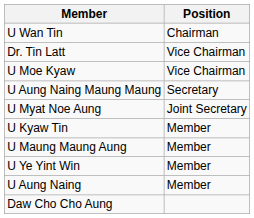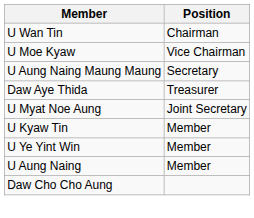- row: (36, 52)
+ row: (47, 90)
- row: (67, 147)
